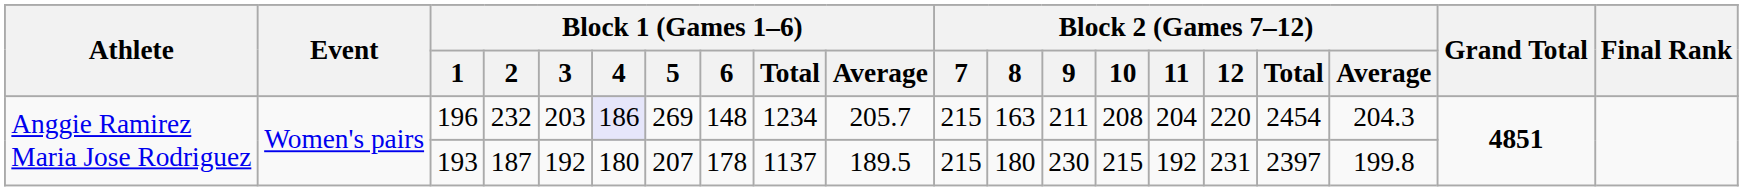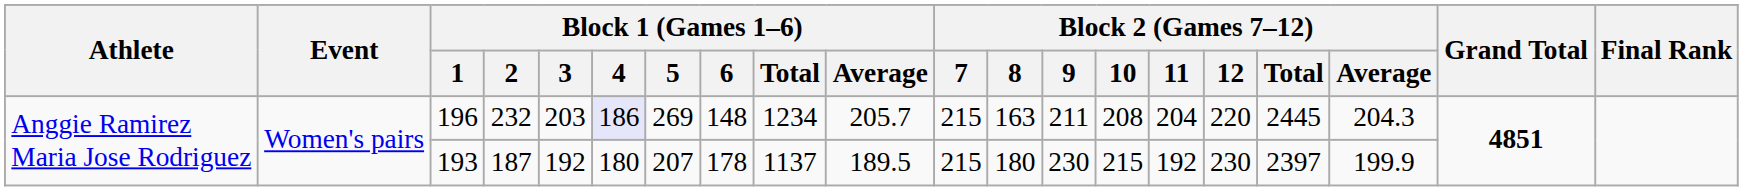(1294, 117) 2454 -> (1294, 117) 2445
(1230, 162) 231 -> (1230, 162) 230
(1384, 162) 199.8 -> (1384, 162) 199.9
